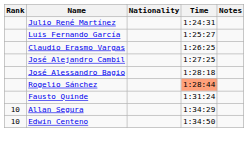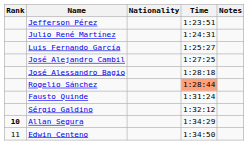+ row: (63, 23)
- row: (77, 48)
+ row: (61, 110)
(15, 110) normal -> (15, 122) bold
(15, 122) 10 -> (15, 134) 11
